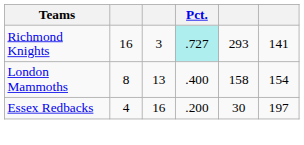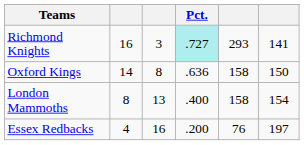+ row: (44, 72)
(239, 108) 30 -> (239, 129) 76
